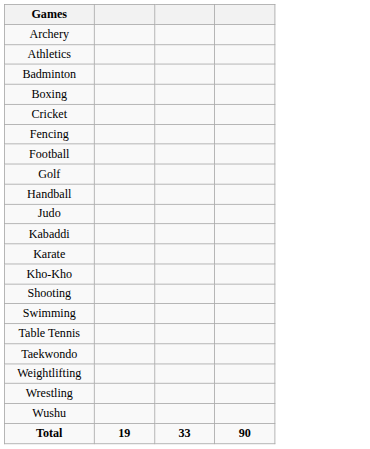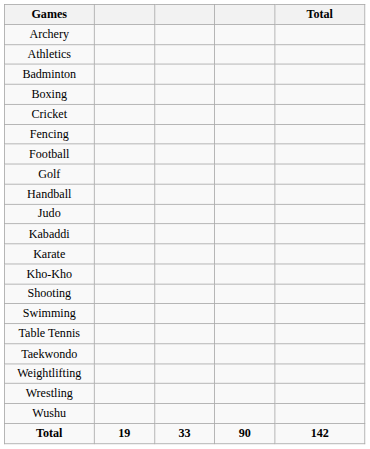+ column: (320, 14)
